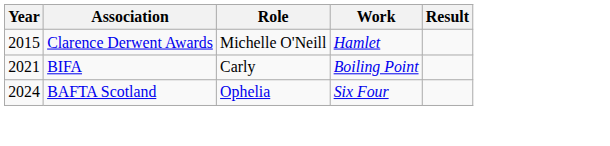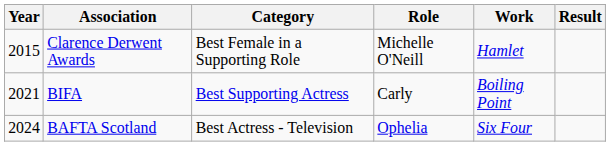+ column: (283, 17)
